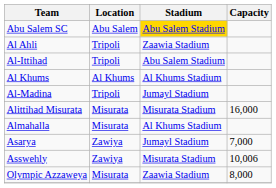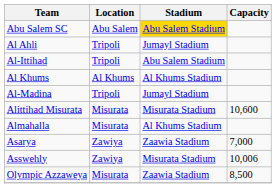(176, 45) Zaawia Stadium -> (176, 45) Jumayl Stadium
(244, 110) 16,000 -> (244, 110) 10,600
(176, 142) Jumayl Stadium -> (176, 142) Zaawia Stadium
(241, 175) 8,000 -> (241, 175) 8,500
